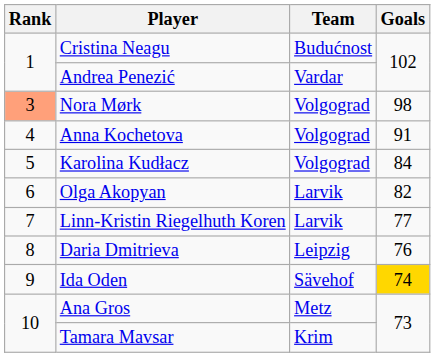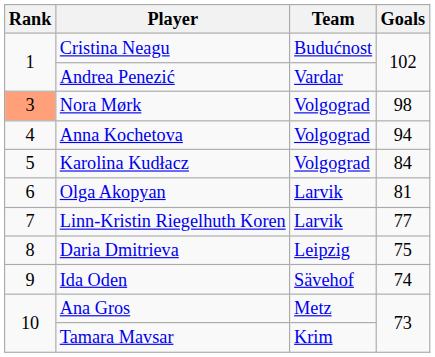(403, 134) 91 -> (403, 134) 94
(403, 192) 82 -> (403, 192) 81
(403, 250) 76 -> (403, 250) 75
(403, 279) gold background -> (403, 279) no background
